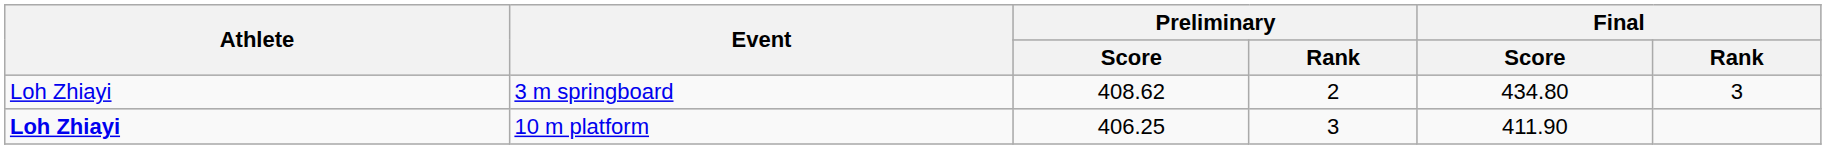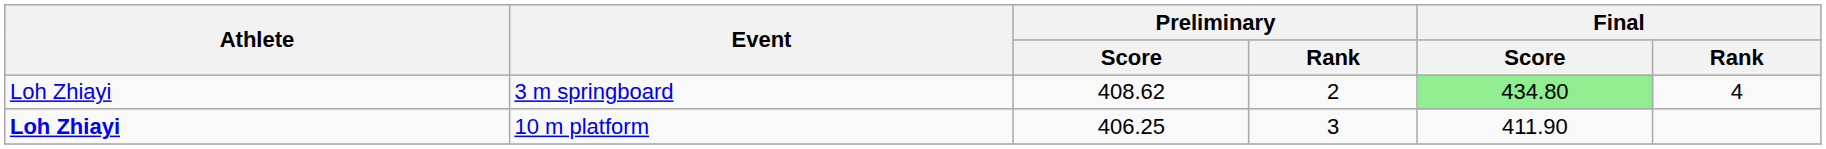(1535, 92) no background -> (1535, 92) lightgreen background
(1737, 92) 3 -> (1737, 92) 4
